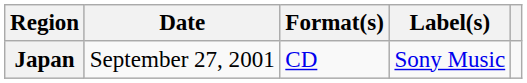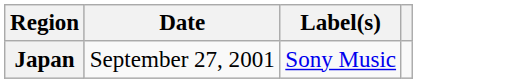- column: (335, 22)
